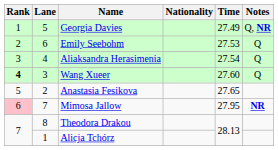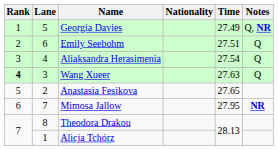(229, 43) 27.53 -> (229, 43) 27.51
(229, 75) 27.60 -> (229, 75) 27.63
(18, 106) pink background -> (18, 106) no background
